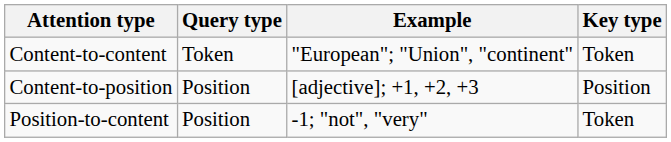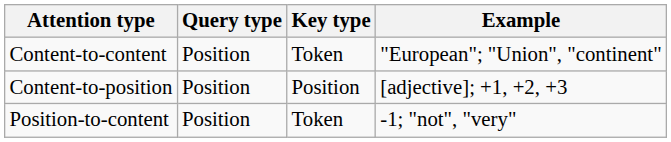columns swapped: (622, 20) <-> (432, 20)
(208, 53) Token -> (216, 53) Position
